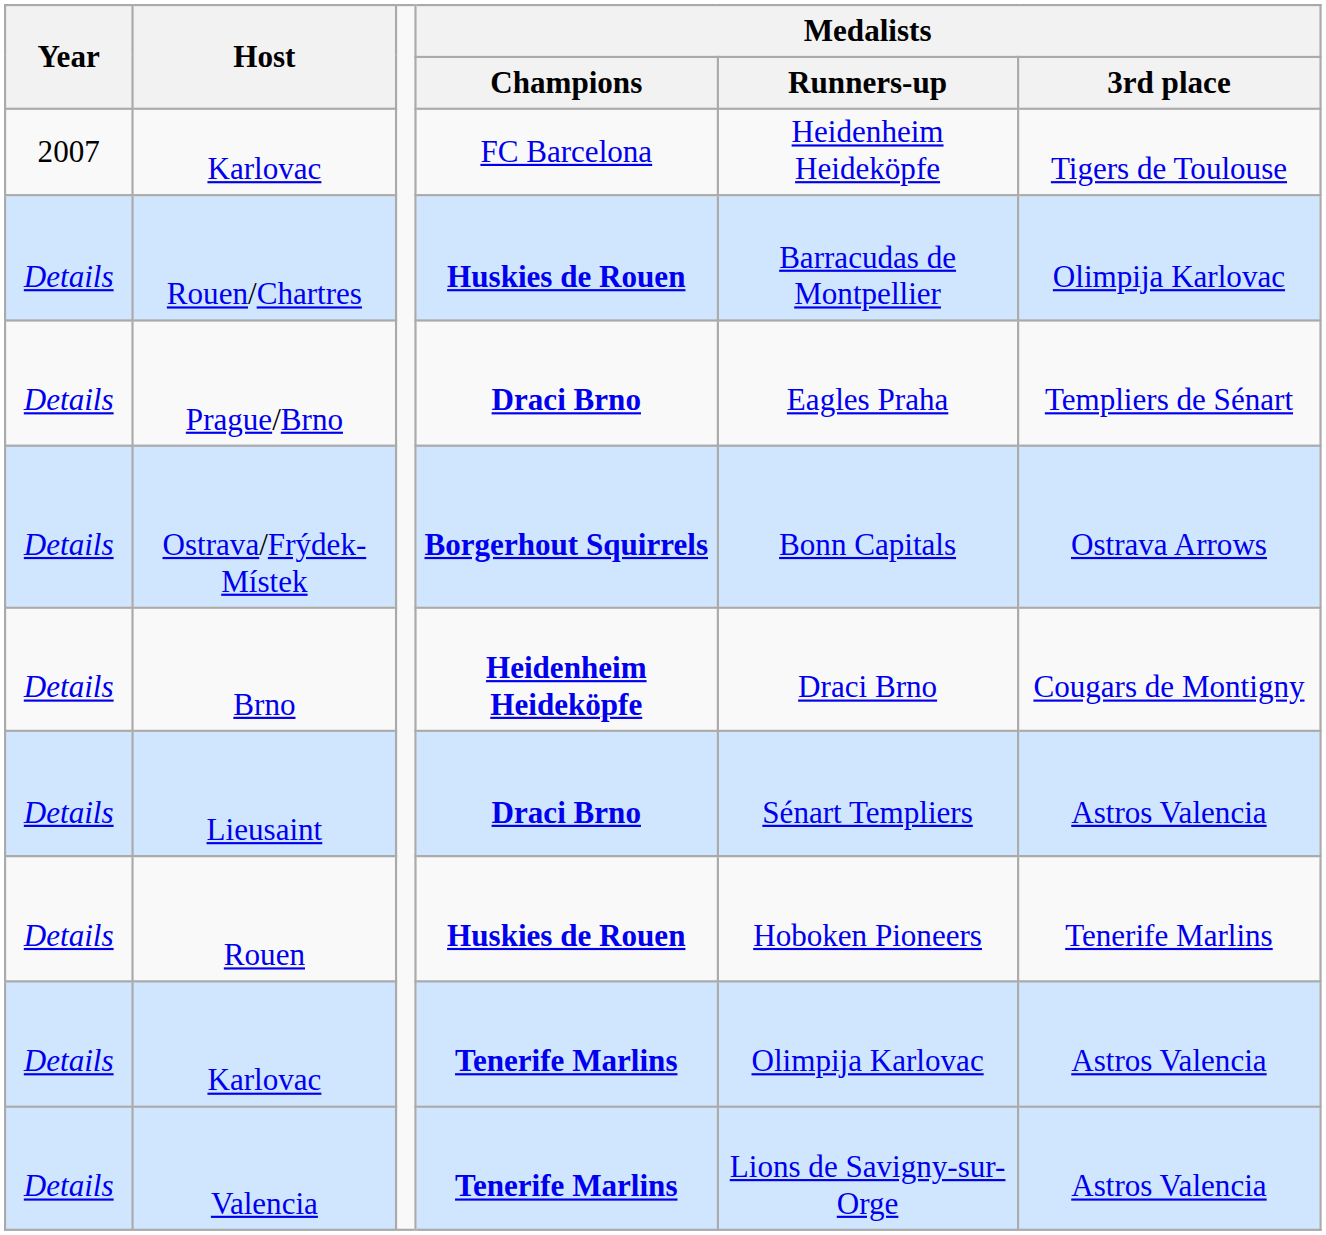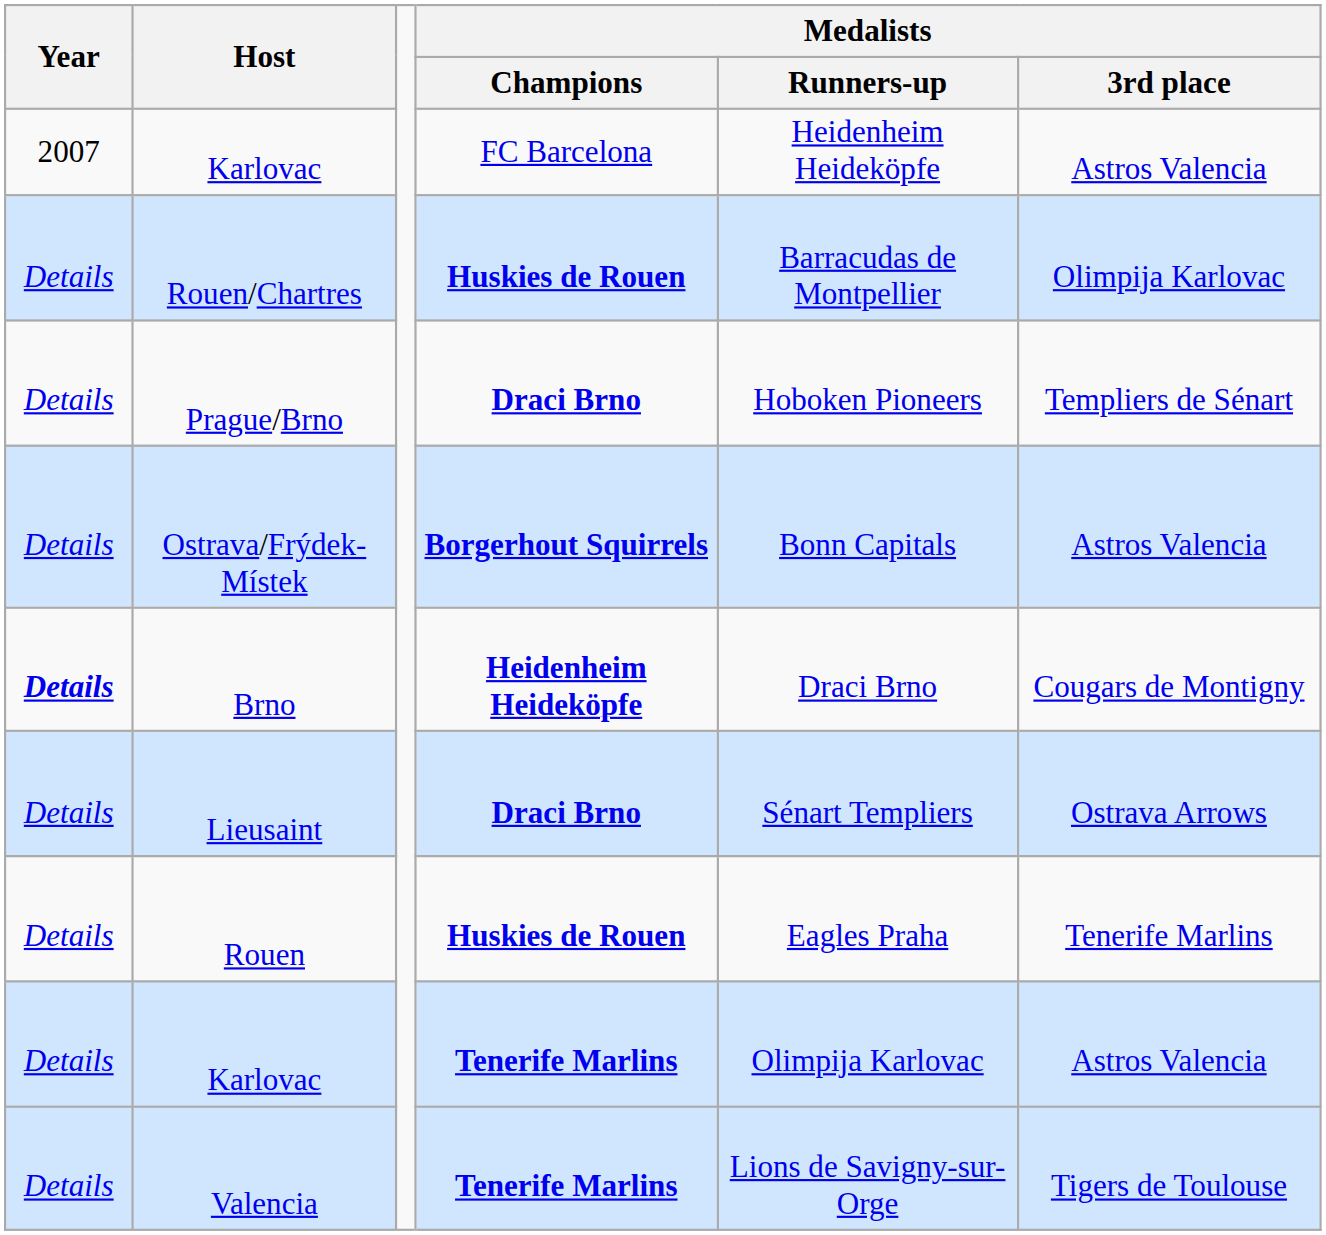(1169, 169) Tigers de Toulouse -> (1169, 169) Astros Valencia
(868, 400) Eagles Praha -> (868, 400) Hoboken Pioneers
(1169, 544) Ostrava Arrows -> (1169, 544) Astros Valencia
(69, 687) normal -> (69, 687) bold
(1169, 811) Astros Valencia -> (1169, 811) Ostrava Arrows
(868, 936) Hoboken Pioneers -> (868, 936) Eagles Praha
(1169, 1186) Astros Valencia -> (1169, 1186) Tigers de Toulouse
